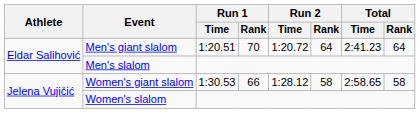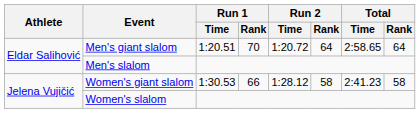(363, 48) 2:41.23 -> (363, 48) 2:58.65
(363, 83) 2:58.65 -> (363, 83) 2:41.23
